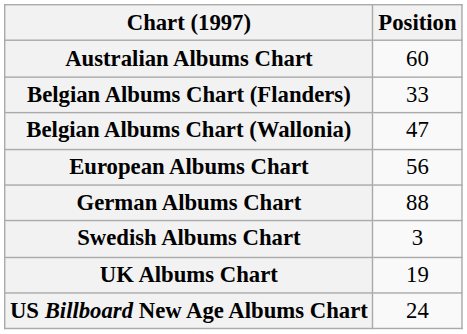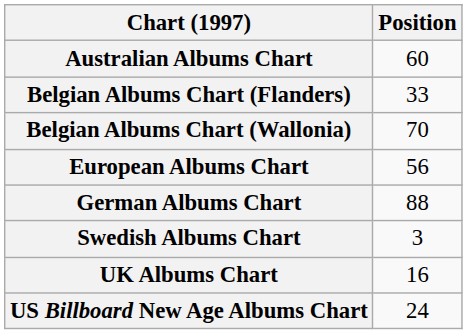(417, 130) 47 -> (417, 130) 70
(417, 274) 19 -> (417, 274) 16
